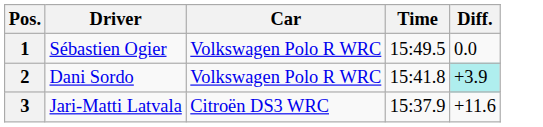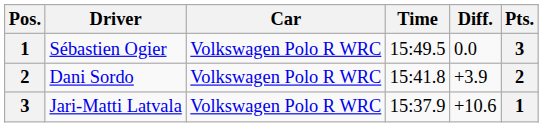+ column: (520, 19)
(471, 77) paleturquoise background -> (471, 77) no background
(260, 106) Citroën DS3 WRC -> (286, 106) Volkswagen Polo R WRC
(475, 106) +11.6 -> (475, 106) +10.6
